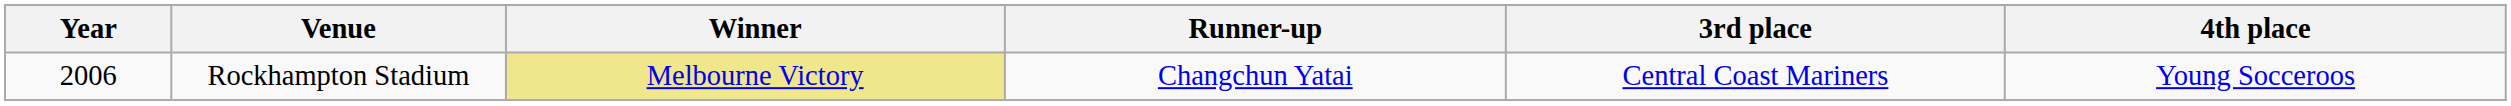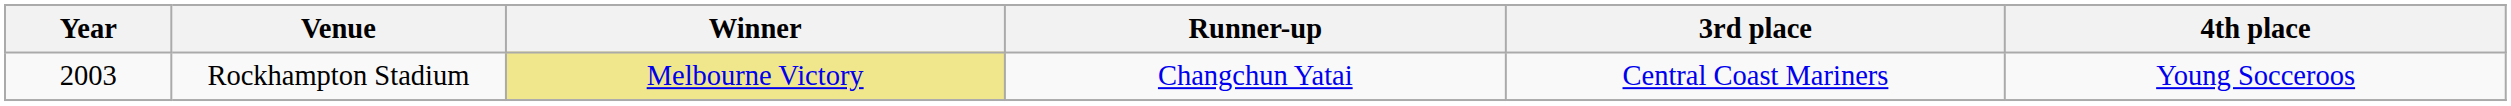(88, 75) 2006 -> (88, 75) 2003
